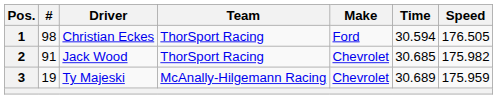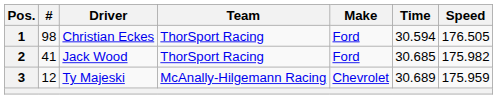(49, 57) 91 -> (49, 57) 41
(361, 57) Chevrolet -> (346, 57) Ford
(49, 78) 19 -> (49, 78) 12
